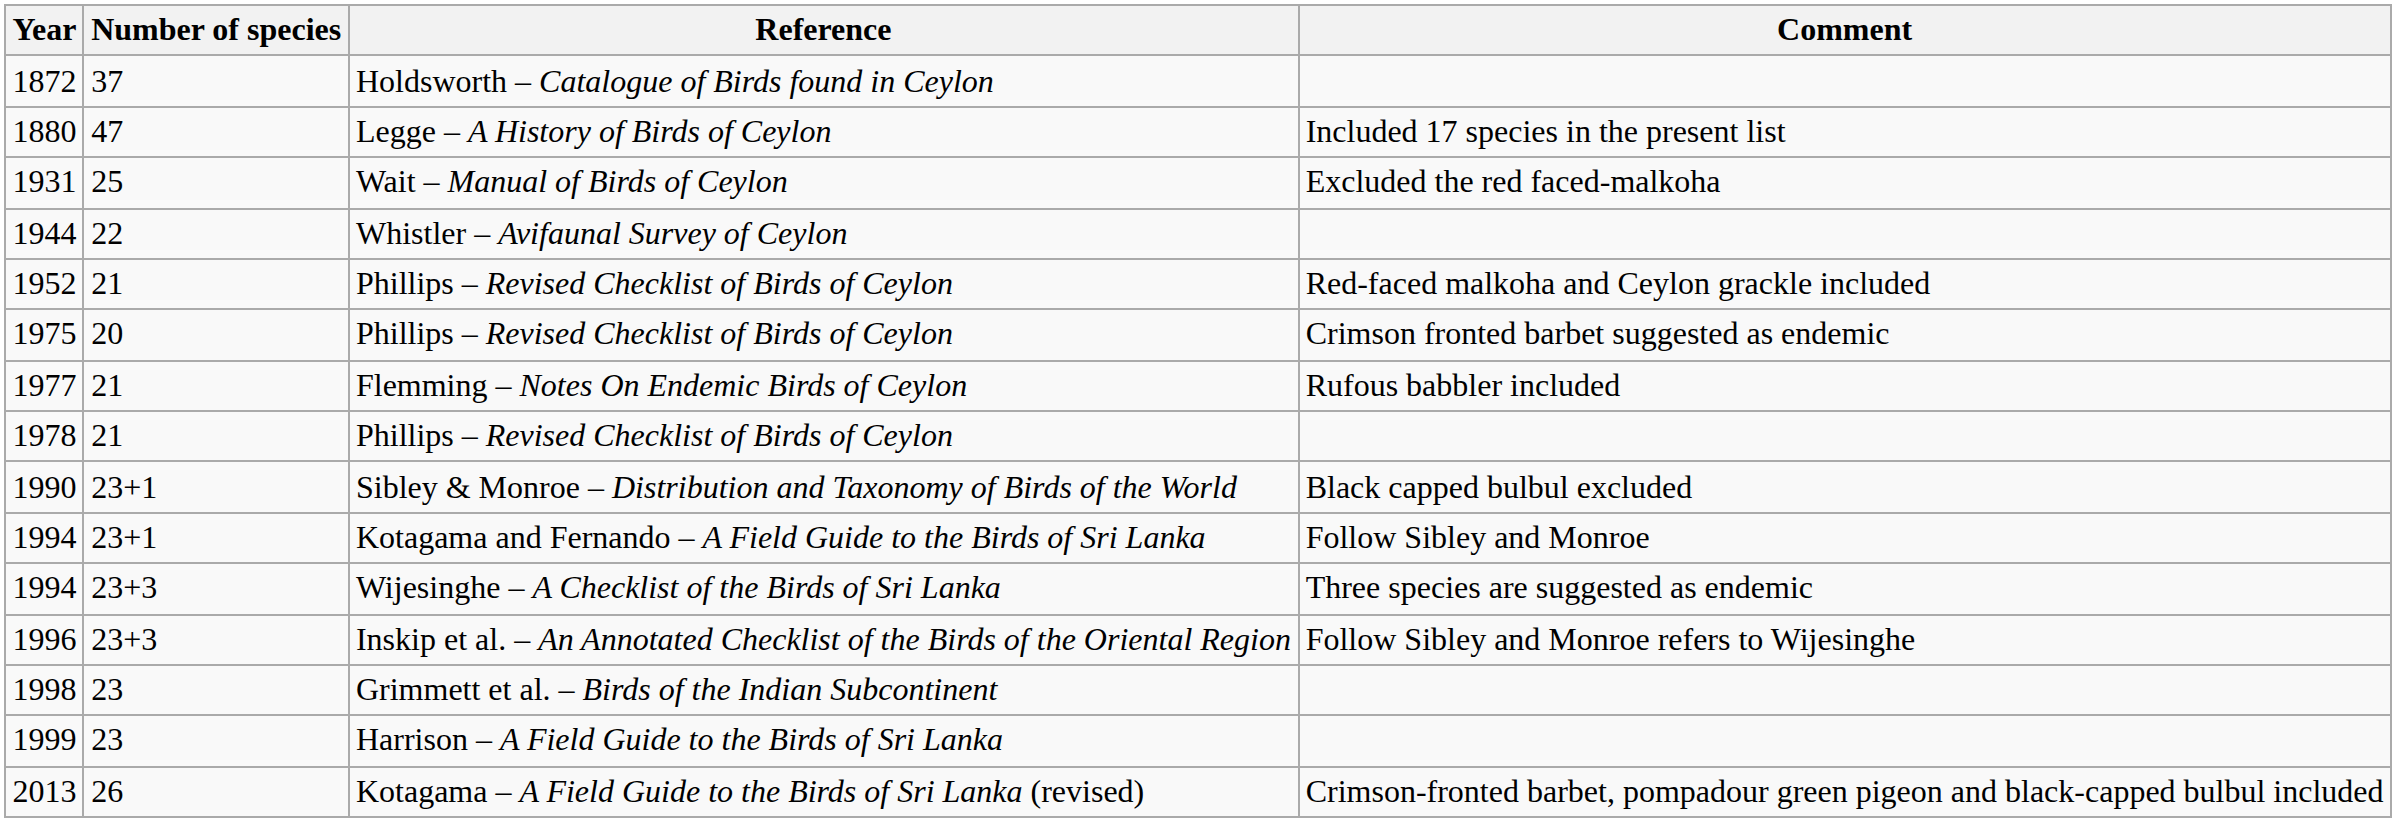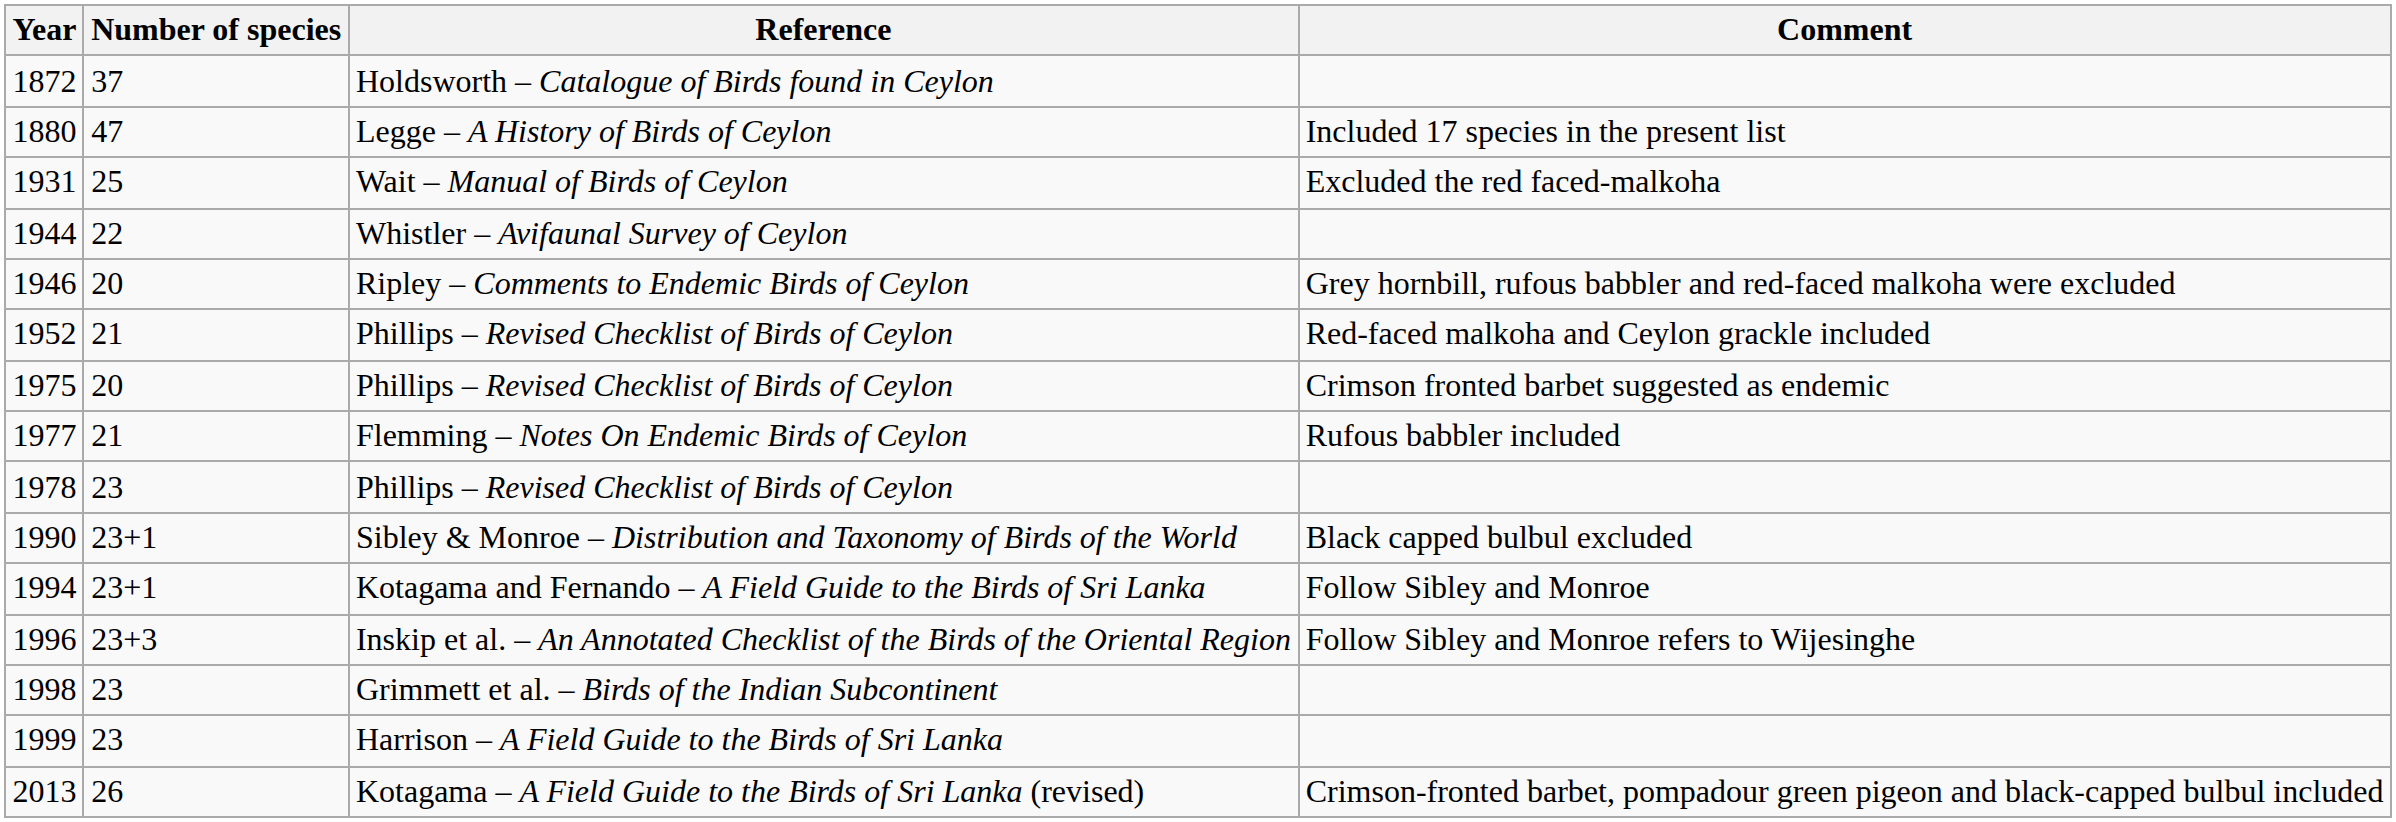+ row: (44, 283)
(107, 435) 21 -> (107, 486) 23
- row: (44, 588)
